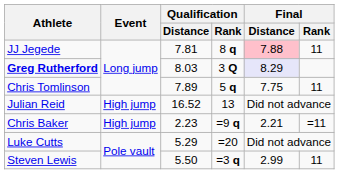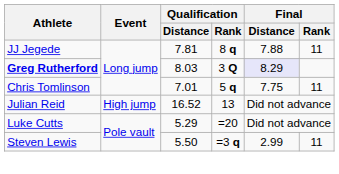(272, 50) pink background -> (272, 50) no background
(186, 87) 7.89 -> (186, 87) 7.01
- row: (38, 124)
